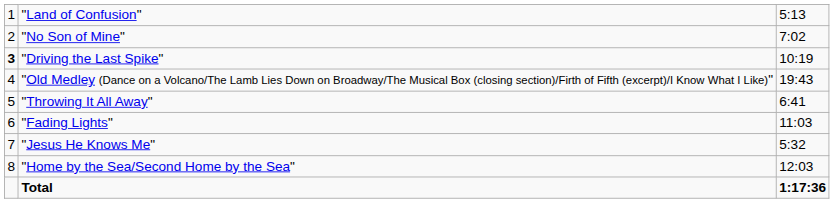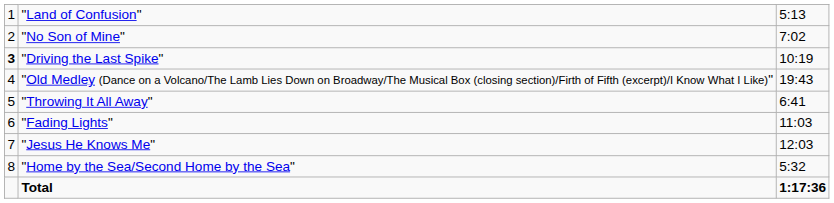(792, 144) 5:32 -> (796, 144) 12:03
(796, 166) 12:03 -> (792, 166) 5:32
